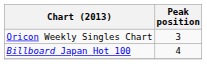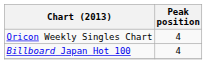(178, 37) 3 -> (178, 37) 4
